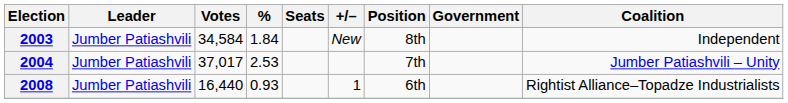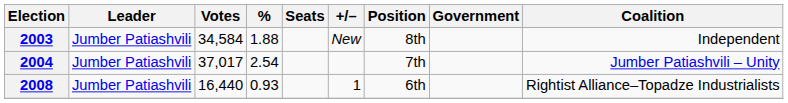(264, 39) 1.84 -> (264, 39) 1.88
(264, 62) 2.53 -> (264, 62) 2.54
